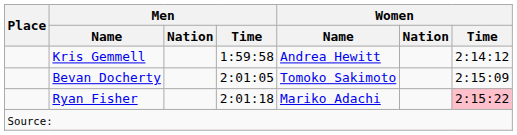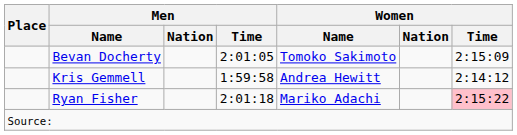rows swapped: (99, 57) <-> (107, 78)
